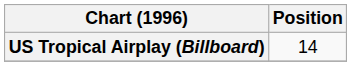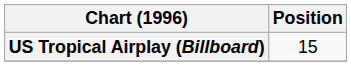(308, 46) 14 -> (308, 46) 15
